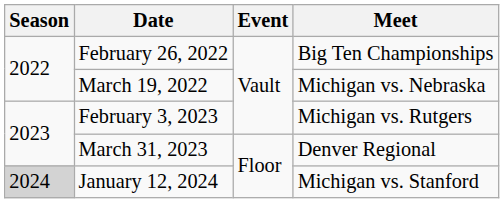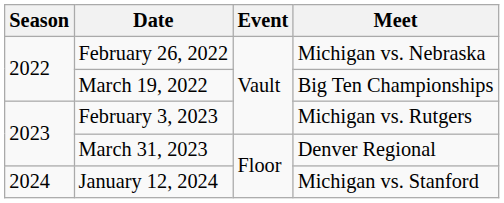(396, 52) Big Ten Championships -> (392, 52) Michigan vs. Nebraska
(392, 85) Michigan vs. Nebraska -> (396, 85) Big Ten Championships
(30, 181) lightgrey background -> (30, 181) no background
